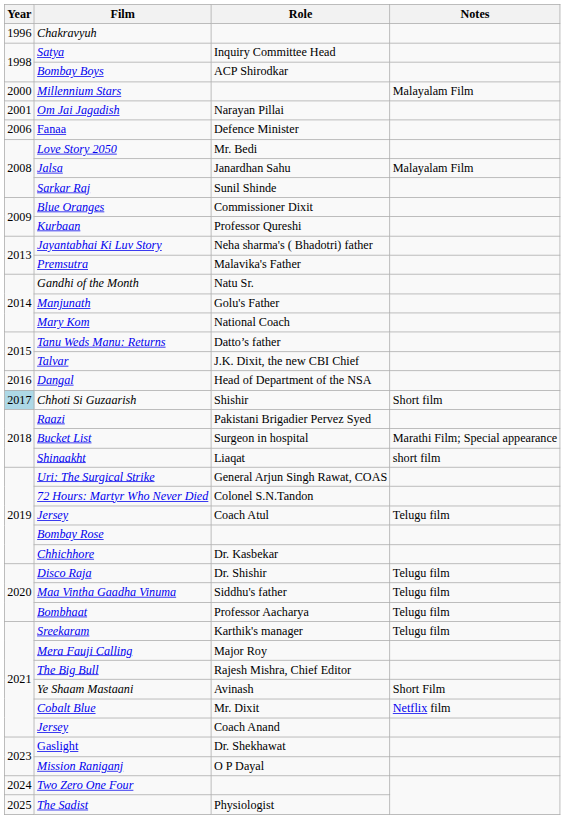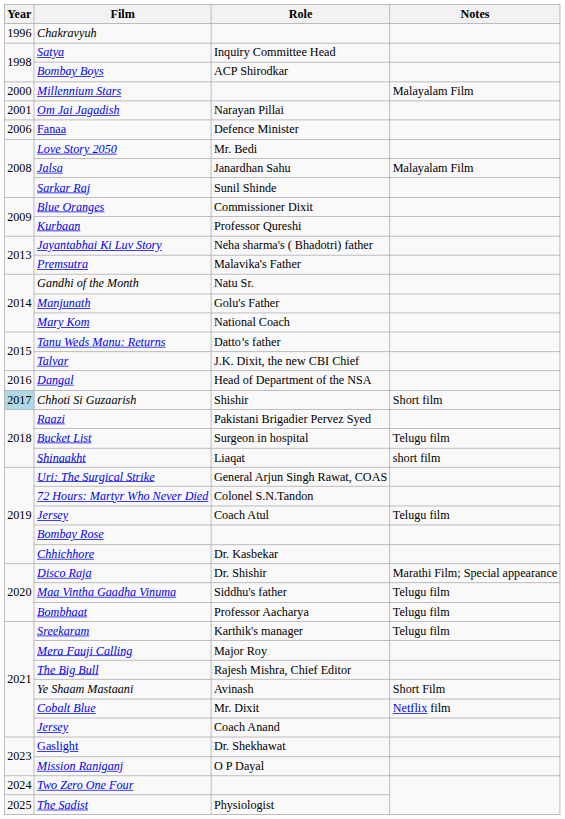(475, 438) Marathi Film; Special appearance -> (421, 438) Telugu film
(421, 573) Telugu film -> (475, 573) Marathi Film; Special appearance
